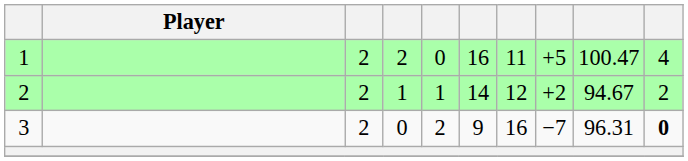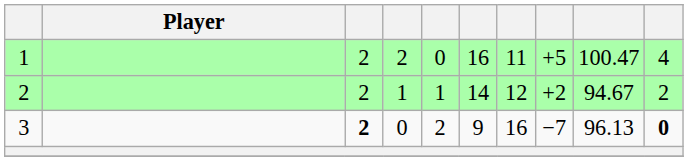(364, 127) normal -> (364, 127) bold
(609, 127) 96.31 -> (609, 127) 96.13
